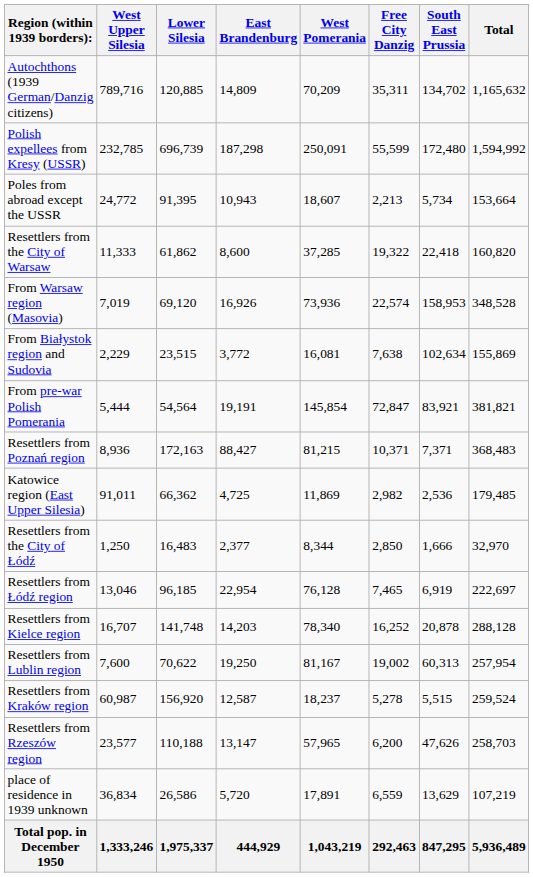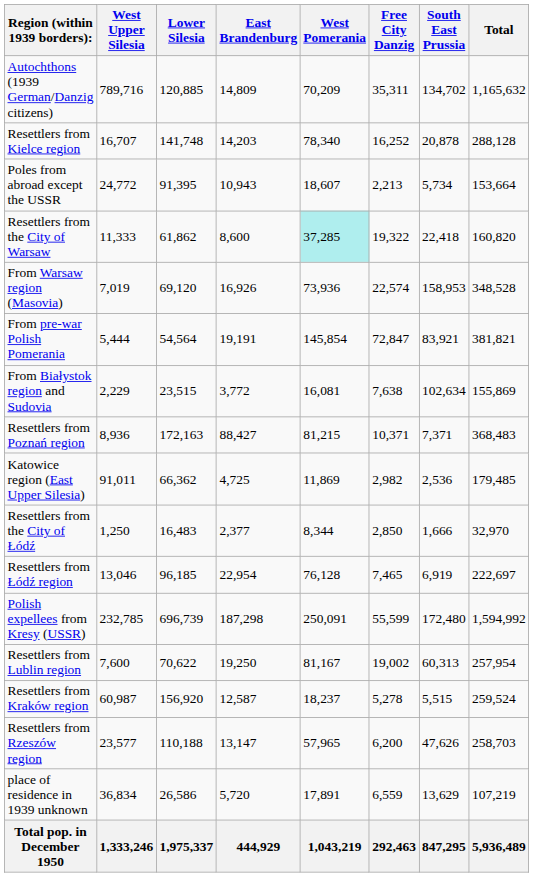rows swapped: (47, 148) <-> (49, 626)
(322, 251) no background -> (322, 236) paleturquoise background
rows swapped: (50, 354) <-> (45, 406)
